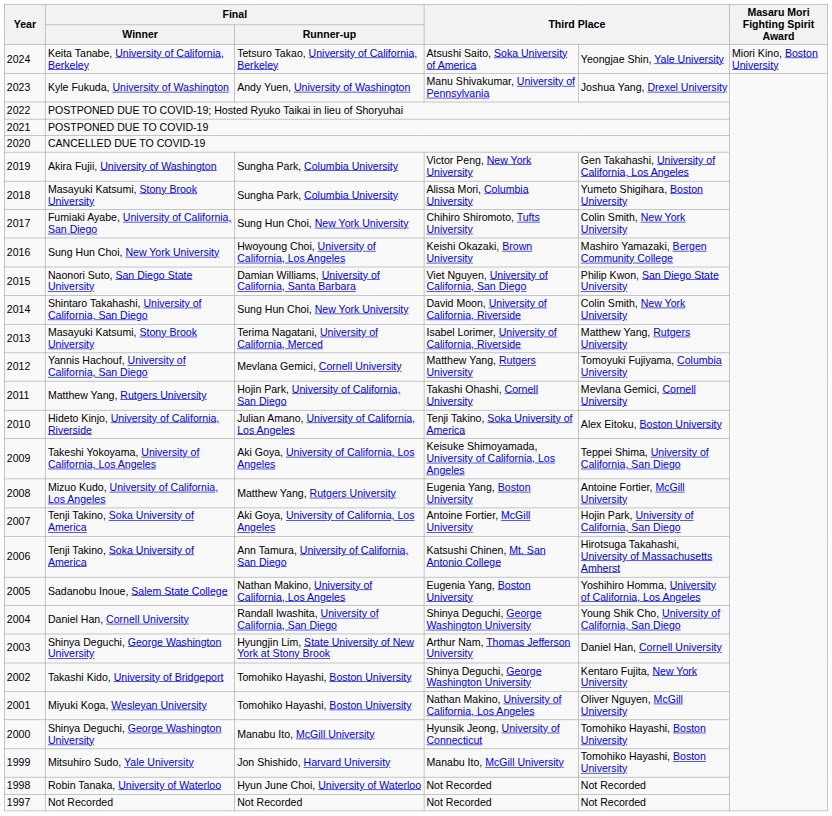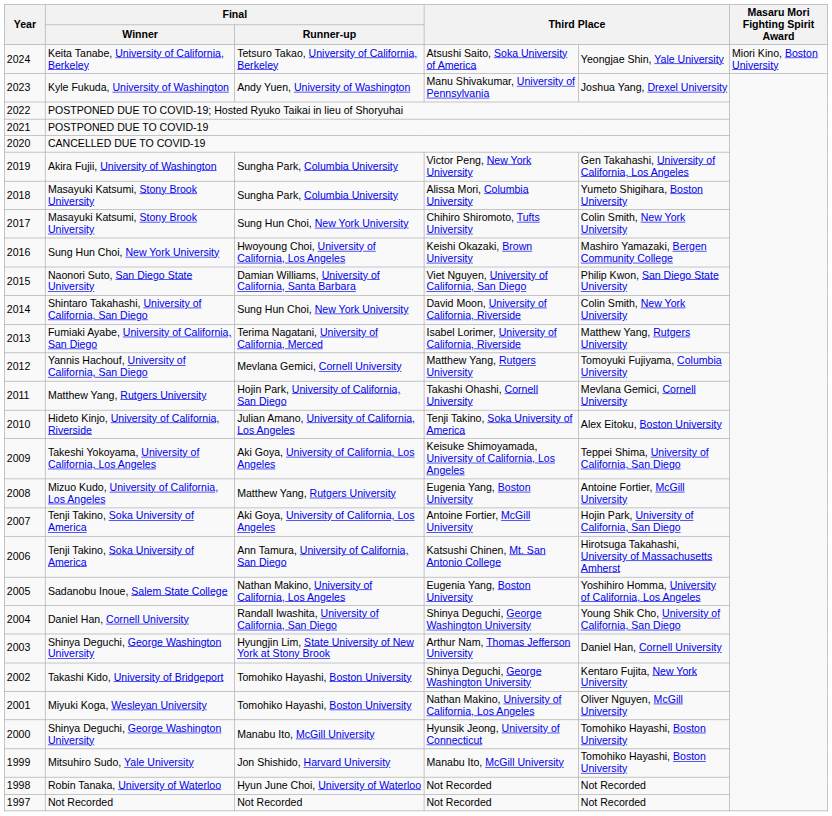(140, 224) Fumiaki Ayabe, University of California, San Diego -> (122, 224) Masayuki Katsumi, Stony Brook University
(122, 338) Masayuki Katsumi, Stony Brook University -> (140, 338) Fumiaki Ayabe, University of California, San Diego
